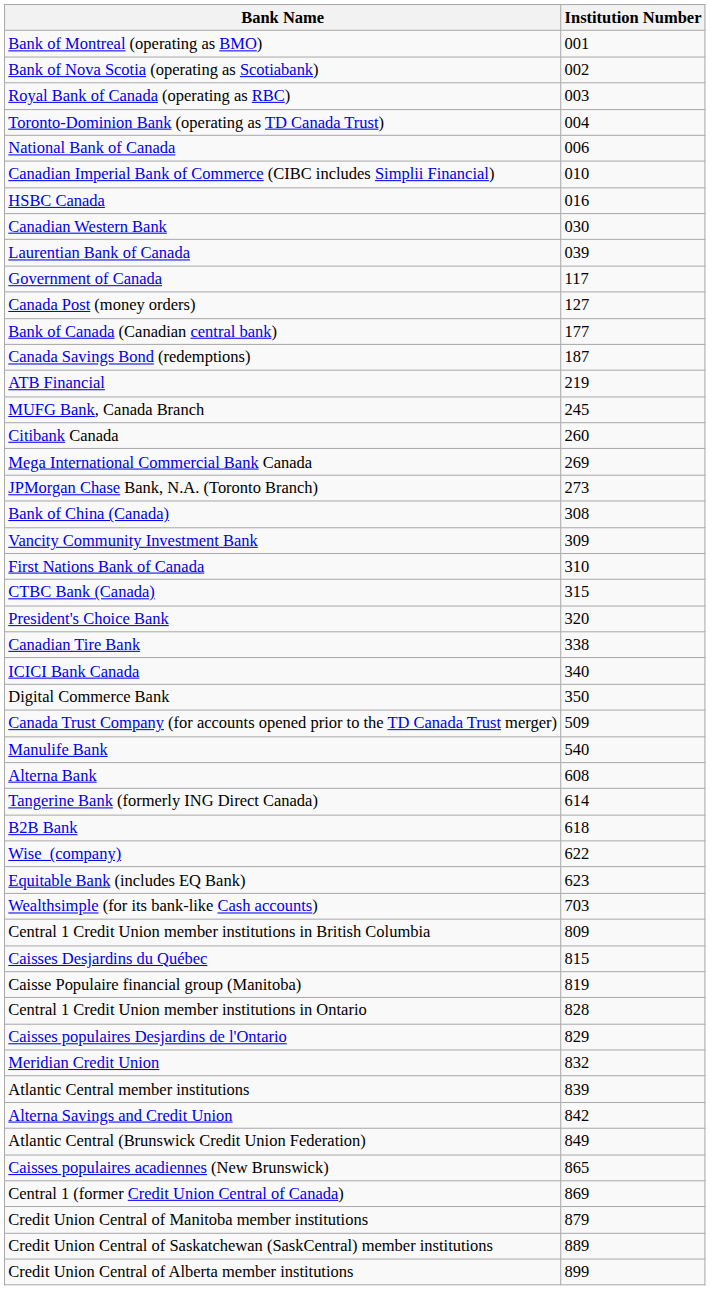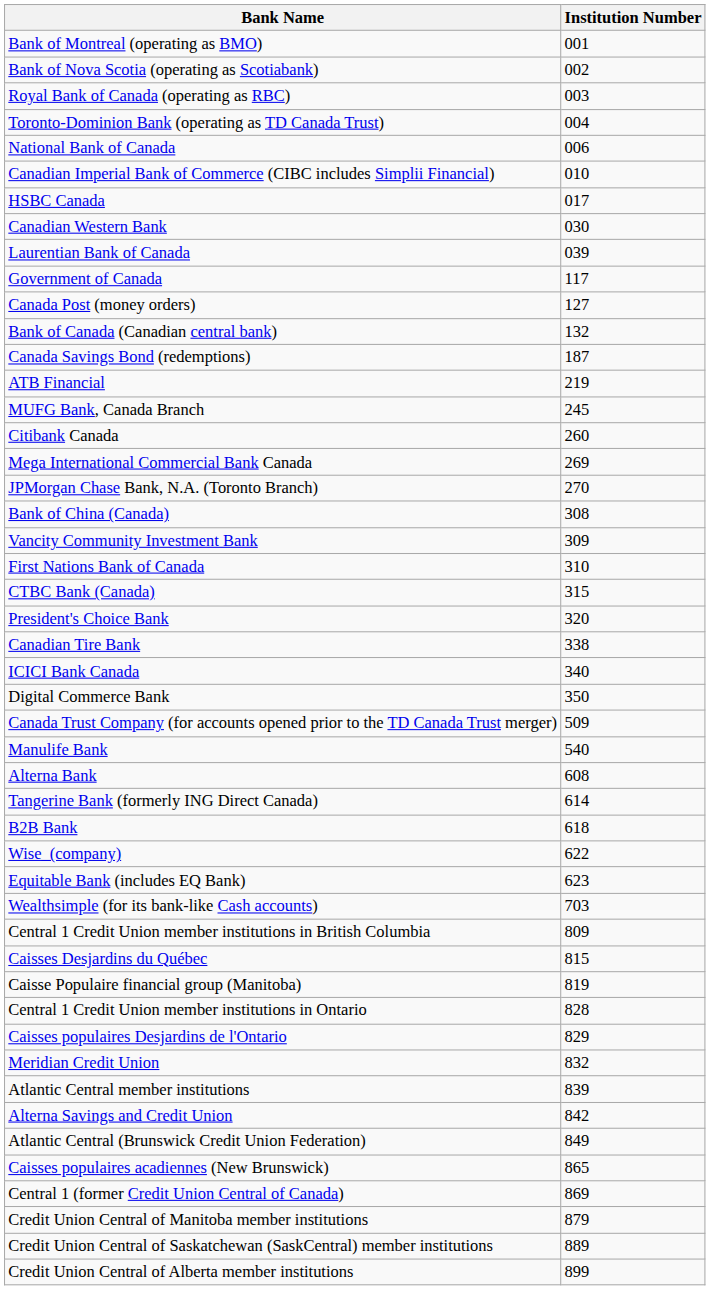(577, 200) 016 -> (577, 200) 017
(577, 331) 177 -> (577, 331) 132
(577, 488) 273 -> (577, 488) 270
